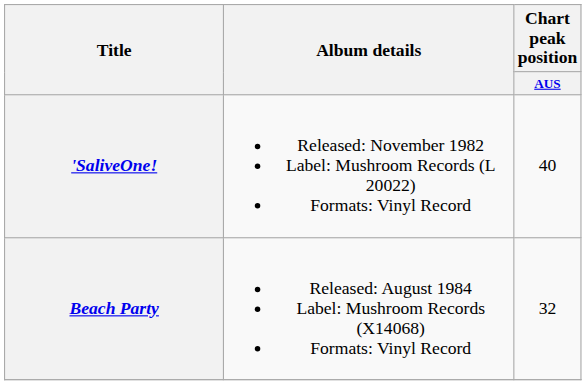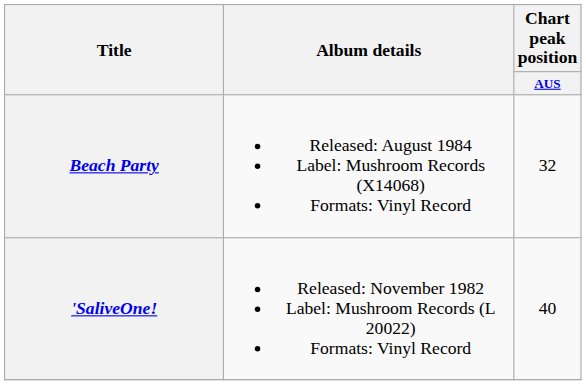rows swapped: (114, 166) <-> (114, 308)
